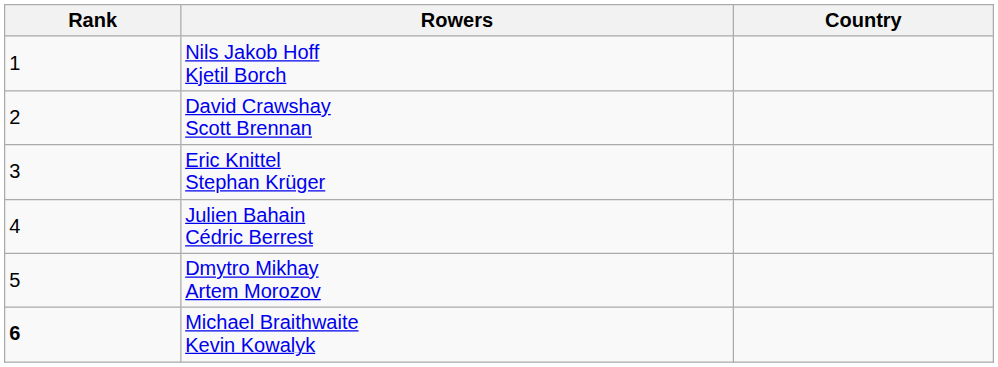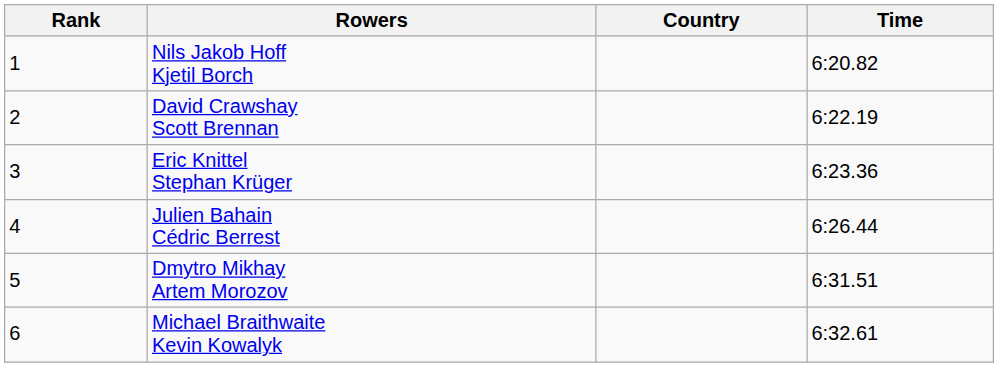+ column: (900, 20)
(15, 334) bold -> (15, 334) normal
